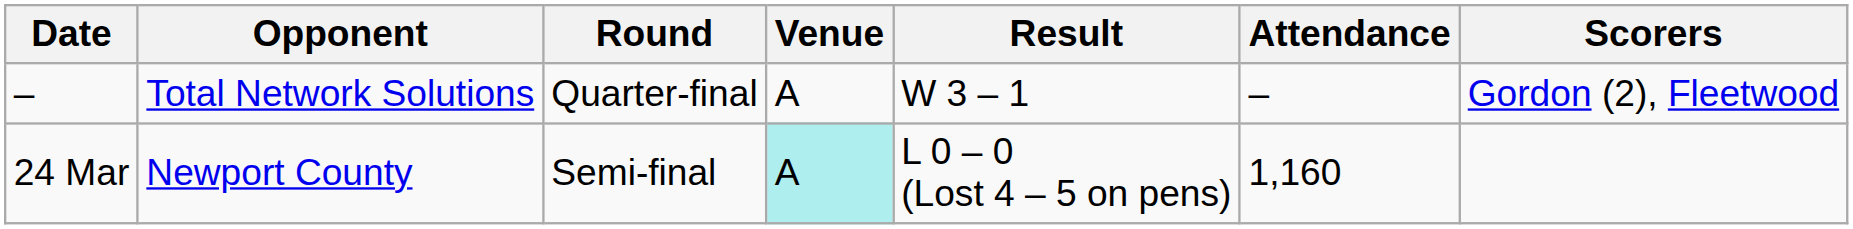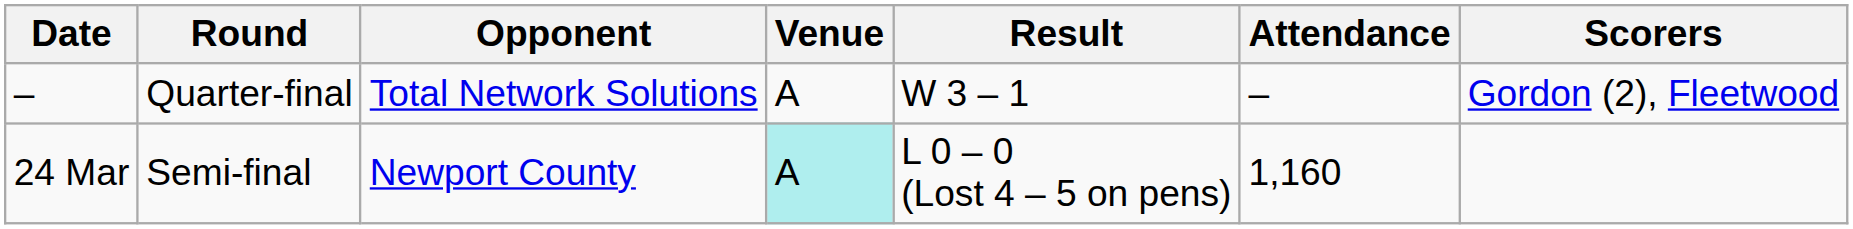columns swapped: (654, 33) <-> (340, 33)
